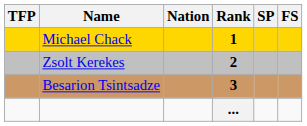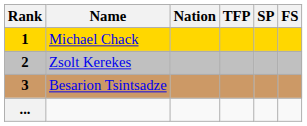columns swapped: (233, 16) <-> (22, 16)
